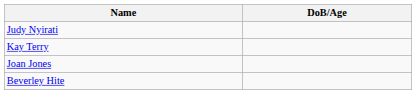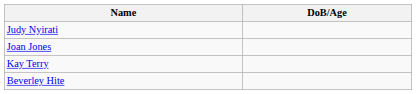rows swapped: (29, 64) <-> (28, 47)
